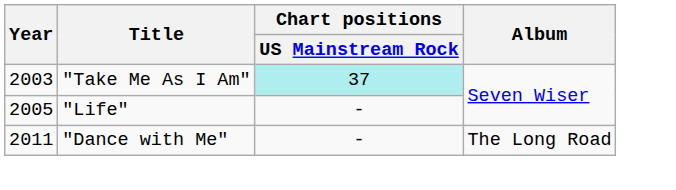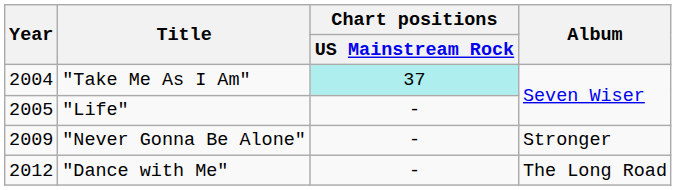(31, 80) 2003 -> (31, 80) 2004
+ row: (184, 140)
(31, 140) 2011 -> (31, 170) 2012
